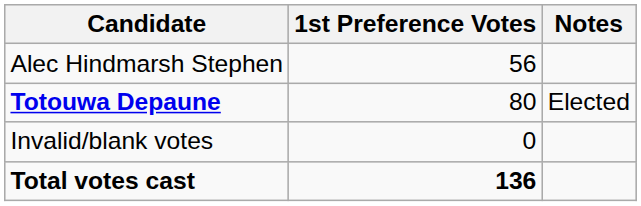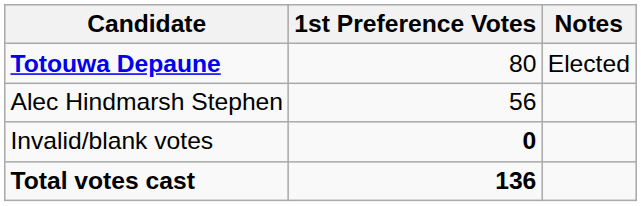rows swapped: (116, 102) <-> (147, 63)
(529, 141) normal -> (529, 141) bold
